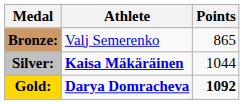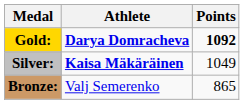rows swapped: (33, 87) <-> (33, 39)
(221, 63) 1044 -> (221, 63) 1049
